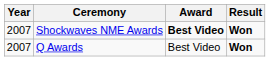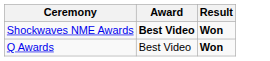- column: (19, 13)
